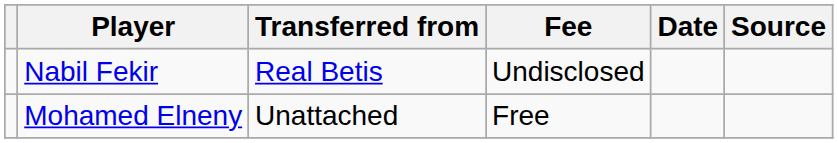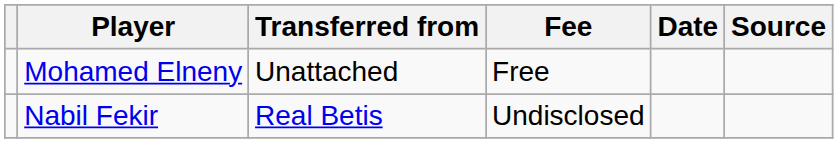rows swapped: (133, 115) <-> (91, 71)
